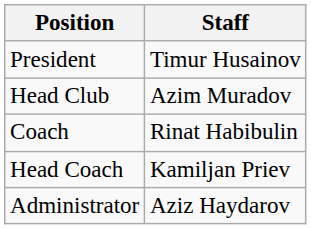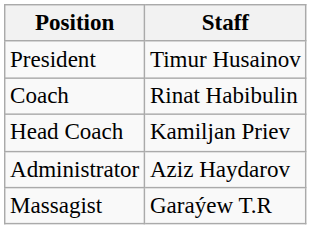- row: (60, 95)
+ row: (56, 205)
